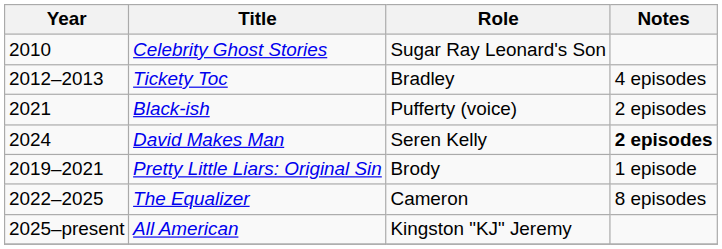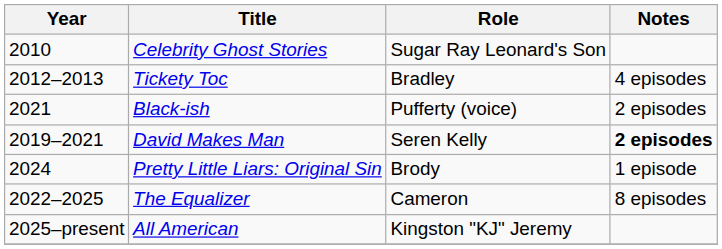(30, 139) 2024 -> (56, 139) 2019–2021
(56, 169) 2019–2021 -> (30, 169) 2024
